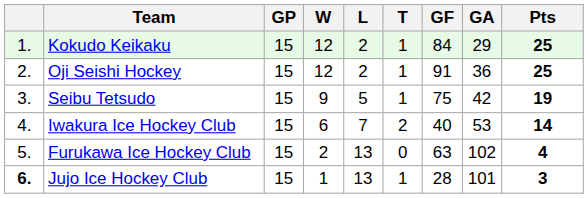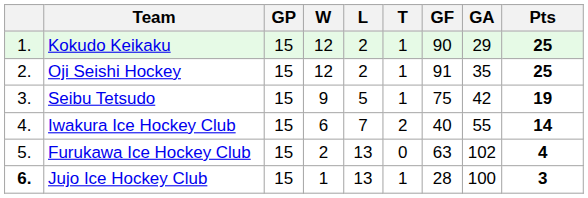(442, 44) 84 -> (442, 44) 90
(482, 71) 36 -> (482, 71) 35
(482, 125) 53 -> (482, 125) 55
(482, 179) 101 -> (482, 179) 100
